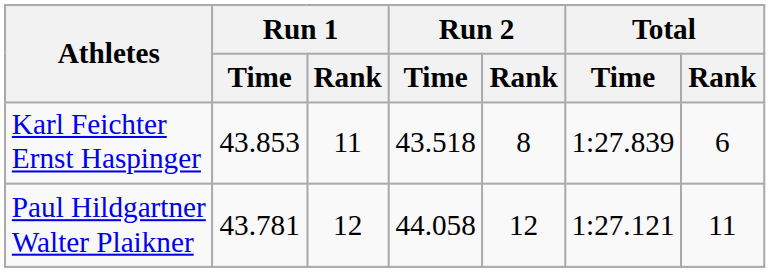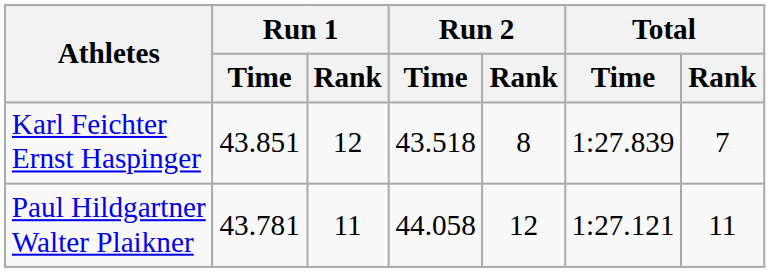(260, 142) 43.853 -> (260, 142) 43.851
(348, 142) 11 -> (348, 142) 12
(722, 142) 6 -> (722, 142) 7
(348, 225) 12 -> (348, 225) 11
